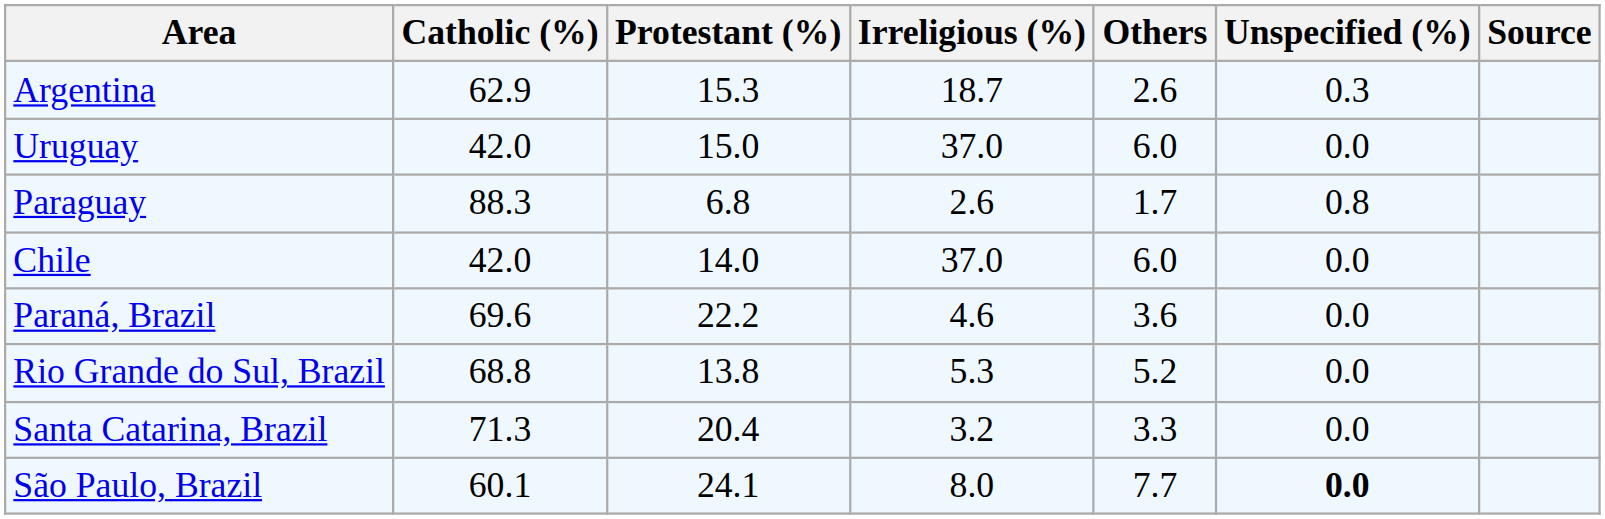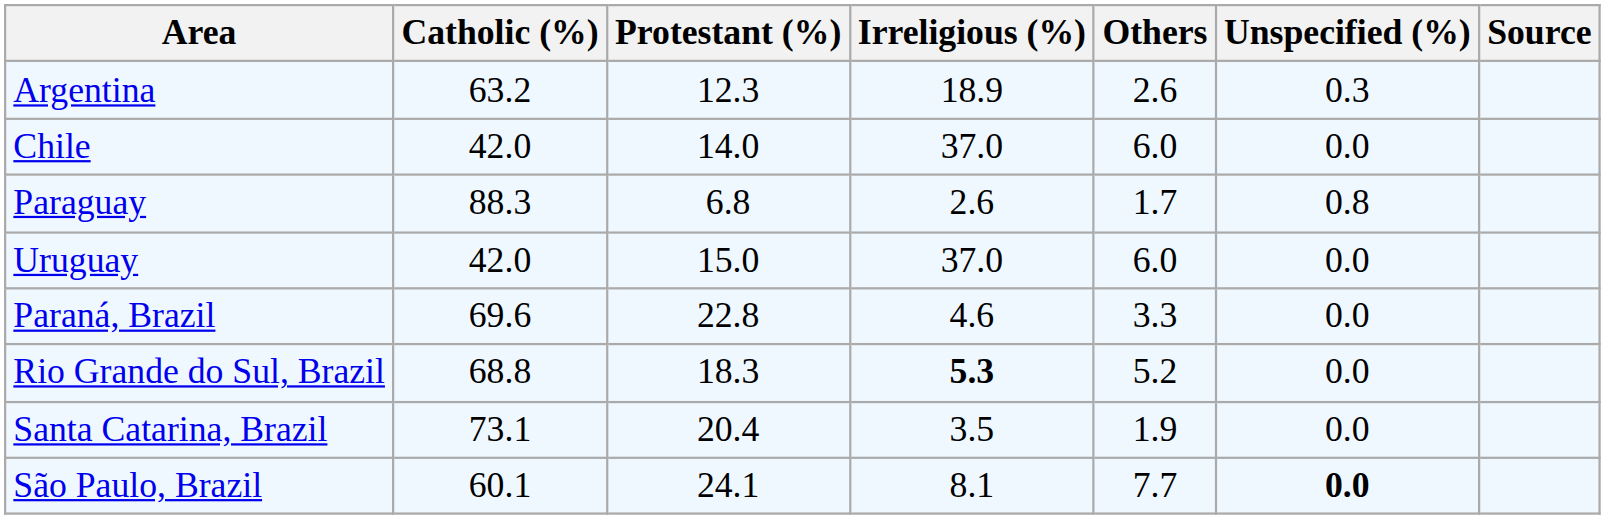(500, 89) 62.9 -> (500, 89) 63.2
(728, 89) 15.3 -> (728, 89) 12.3
(972, 89) 18.7 -> (972, 89) 18.9
rows swapped: (52, 259) <-> (76, 145)
(728, 315) 22.2 -> (728, 315) 22.8
(1155, 315) 3.6 -> (1155, 315) 3.3
(728, 372) 13.8 -> (728, 372) 18.3
(972, 372) normal -> (972, 372) bold
(500, 428) 71.3 -> (500, 428) 73.1
(972, 428) 3.2 -> (972, 428) 3.5
(1155, 428) 3.3 -> (1155, 428) 1.9
(972, 485) 8.0 -> (972, 485) 8.1
